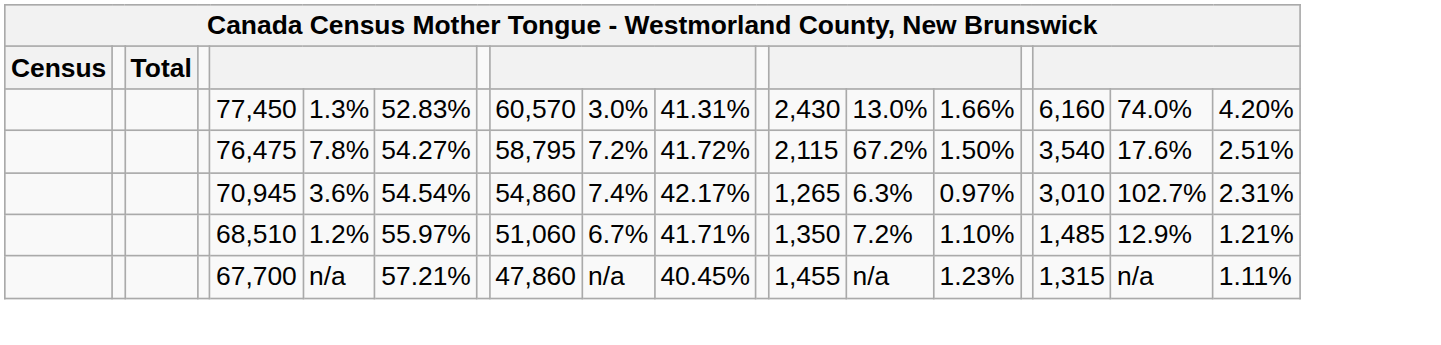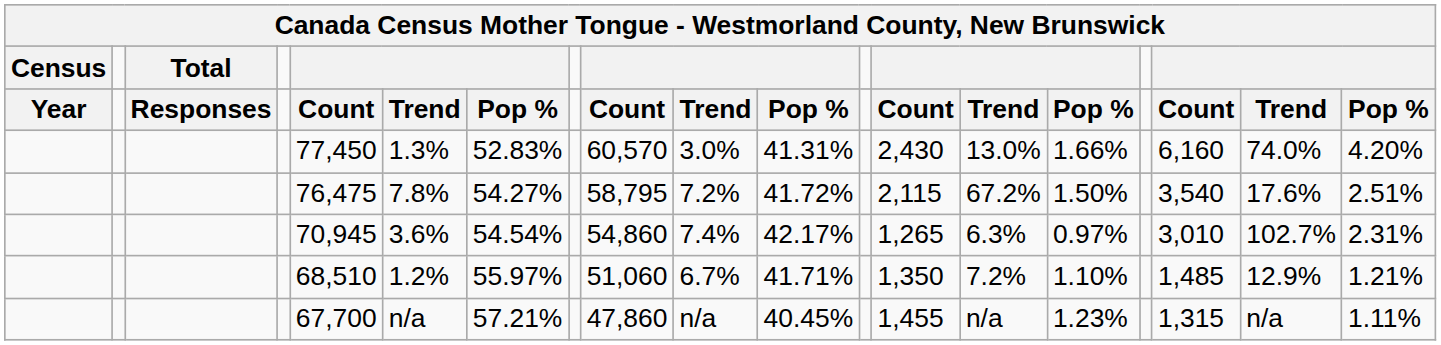+ row: (59, 109)
